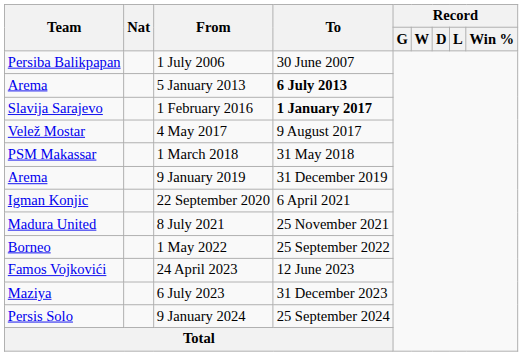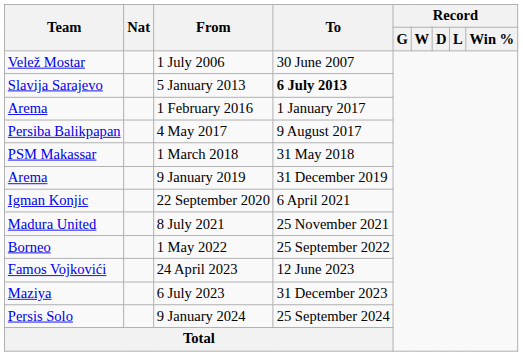(64, 62) Persiba Balikpapan -> (46, 62) Velež Mostar
(28, 85) Arema -> (55, 85) Slavija Sarajevo
(55, 108) Slavija Sarajevo -> (28, 108) Arema
(324, 108) bold -> (321, 108) normal
(46, 131) Velež Mostar -> (64, 131) Persiba Balikpapan
